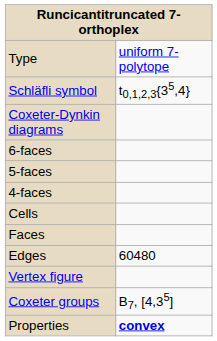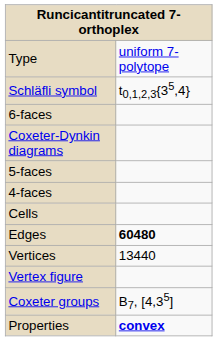rows swapped: (54, 122) <-> (30, 150)
- row: (27, 234)
(137, 255) normal -> (137, 234) bold
+ row: (32, 255)
